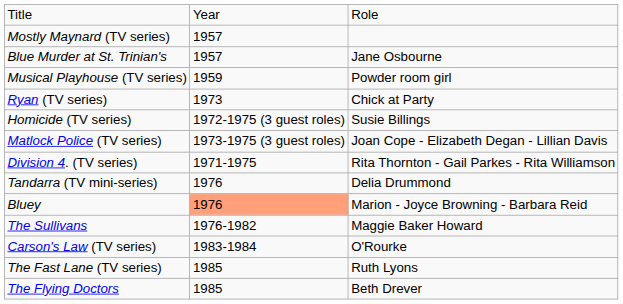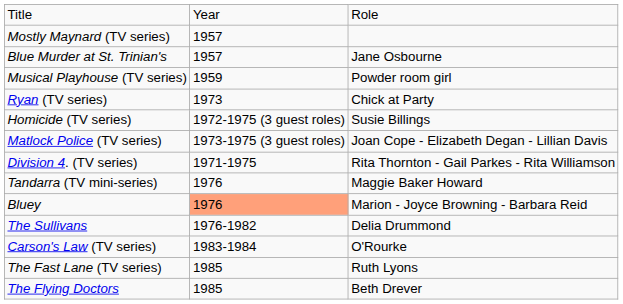(401, 183) Delia Drummond -> (417, 183) Maggie Baker Howard
(417, 225) Maggie Baker Howard -> (401, 225) Delia Drummond
